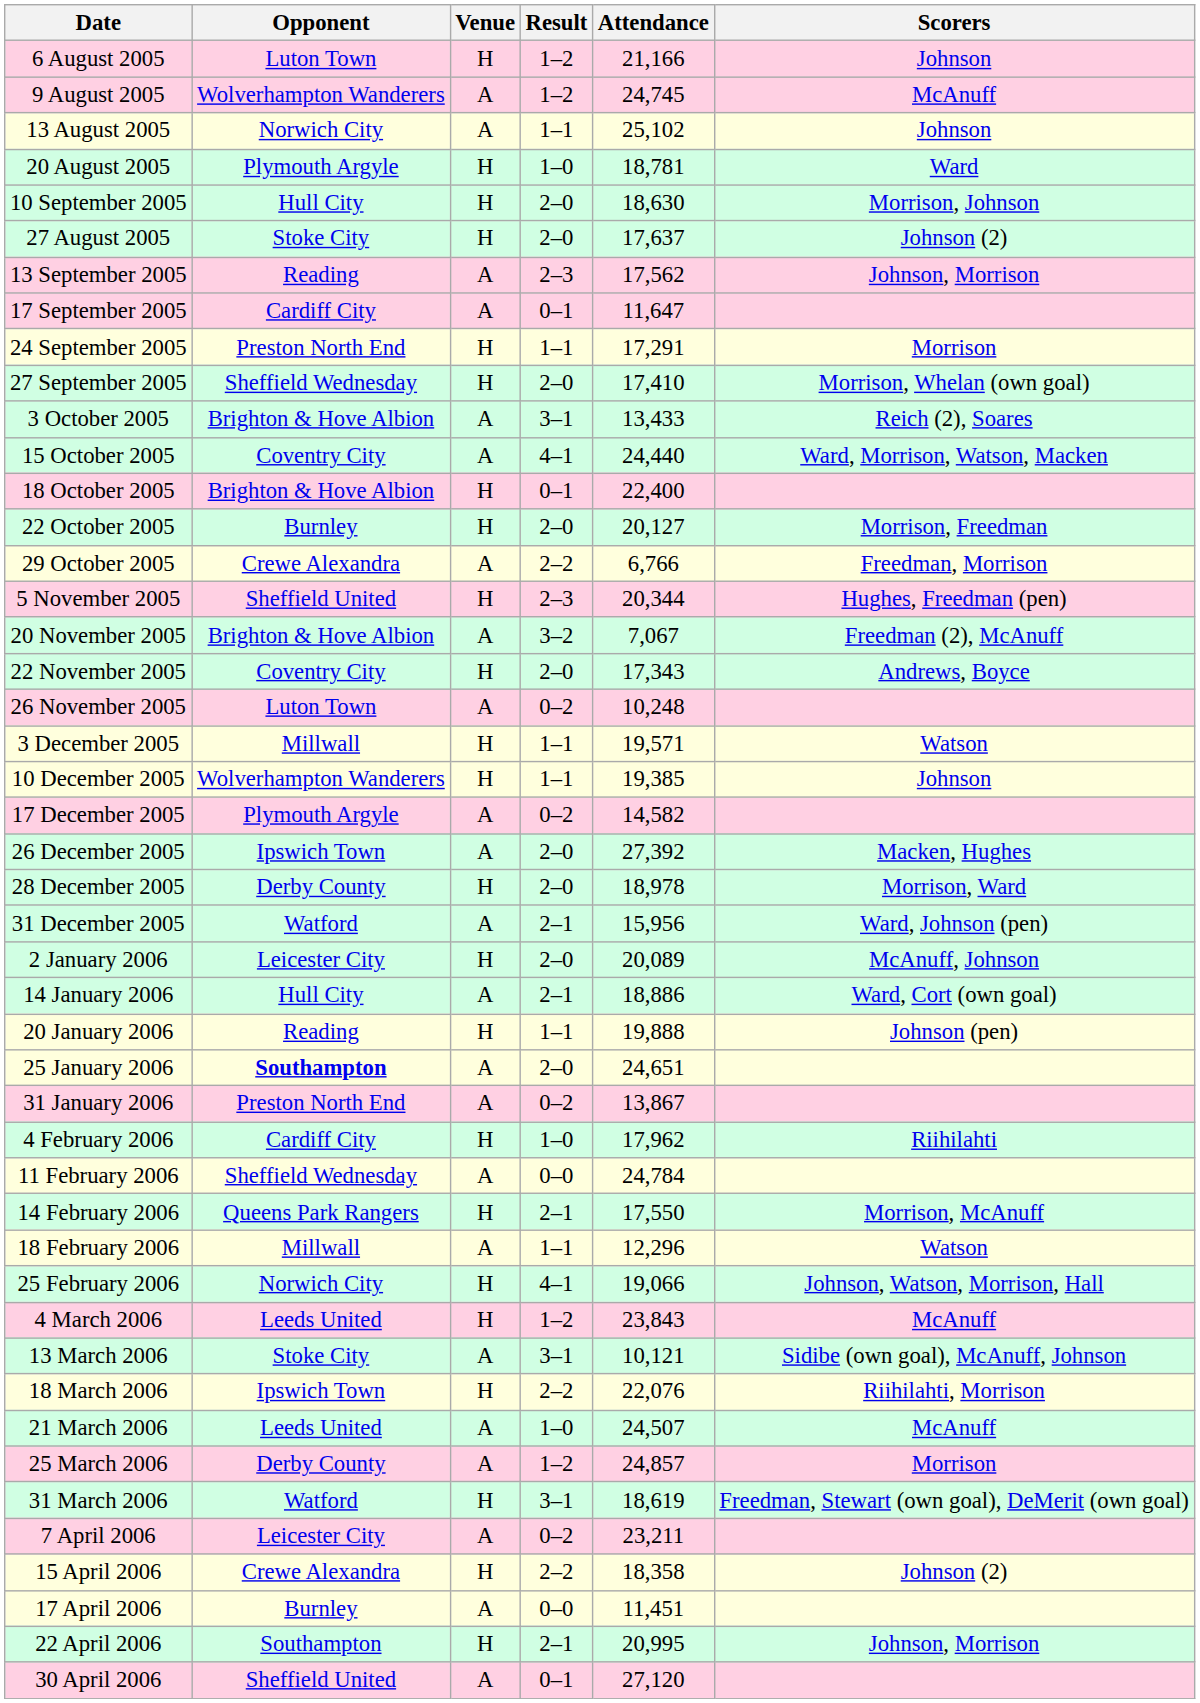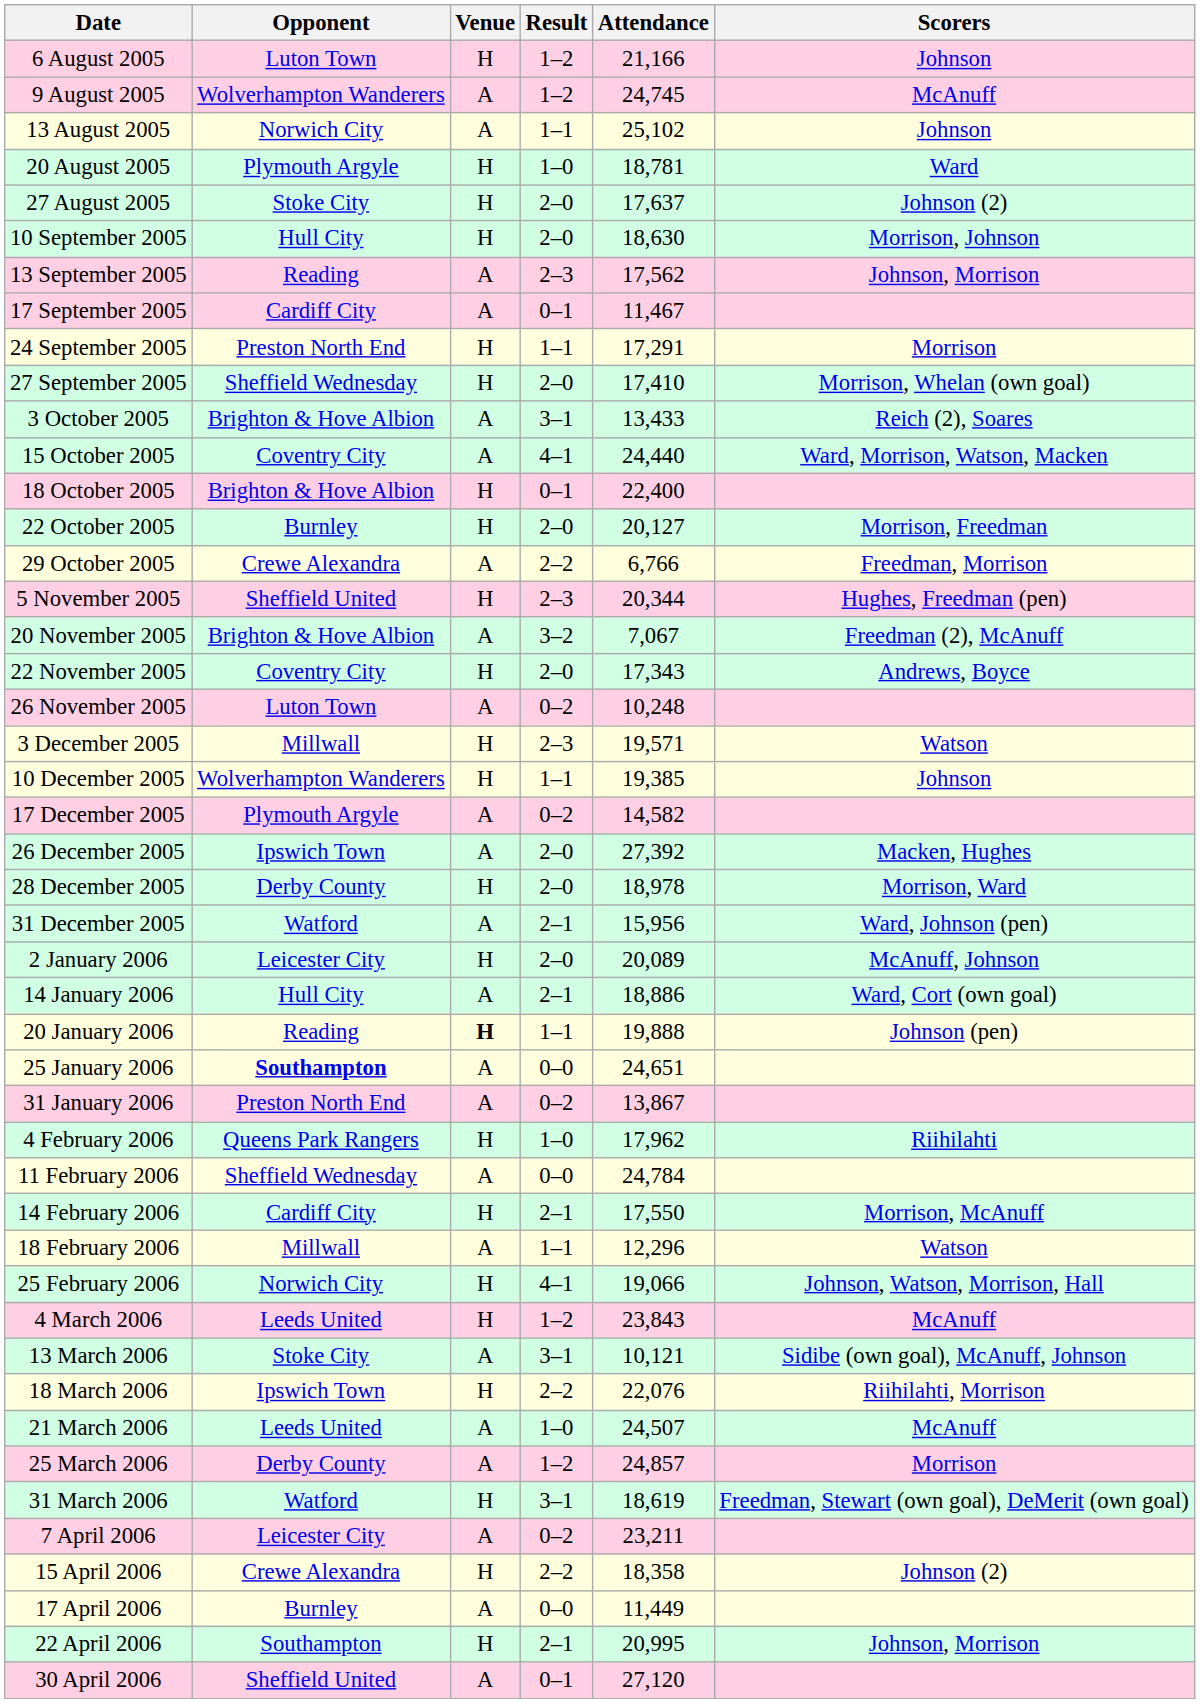rows swapped: (98, 238) <-> (98, 202)
(653, 310) 11,647 -> (653, 310) 11,467
(556, 743) 1–1 -> (556, 743) 2–3
(485, 1031) normal -> (485, 1031) bold
(556, 1067) 2–0 -> (556, 1067) 0–0
(321, 1139) Cardiff City -> (321, 1139) Queens Park Rangers
(321, 1211) Queens Park Rangers -> (321, 1211) Cardiff City
(653, 1607) 11,451 -> (653, 1607) 11,449
